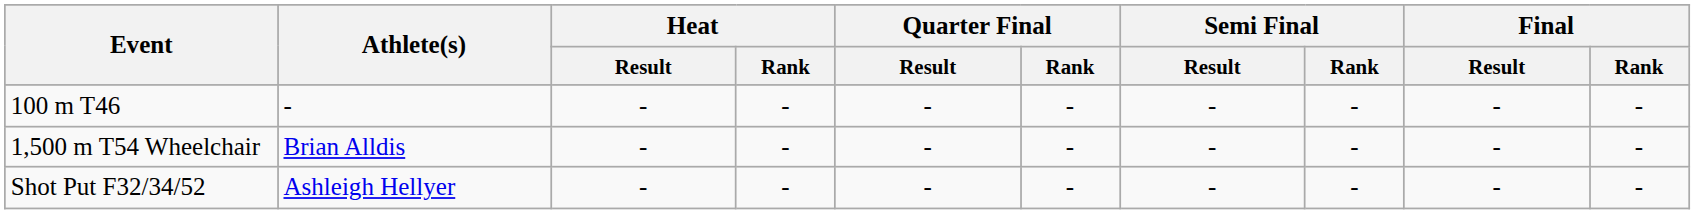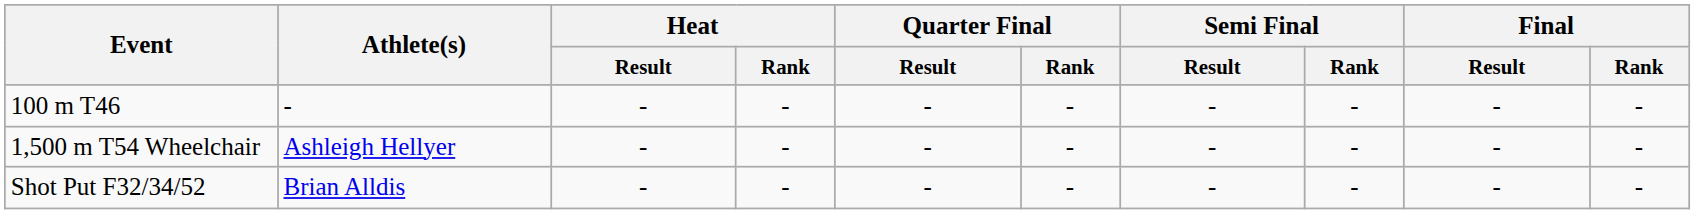(344, 146) Brian Alldis -> (369, 146) Ashleigh Hellyer
(369, 188) Ashleigh Hellyer -> (344, 188) Brian Alldis
